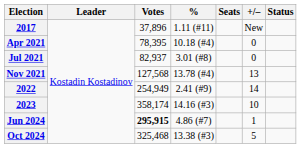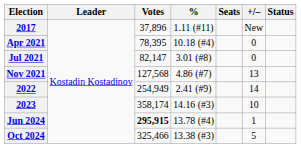(153, 58) 82,937 -> (153, 58) 82,147
(194, 74) 13.78 (#4) -> (194, 74) 4.86 (#7)
(194, 120) 4.86 (#7) -> (194, 120) 13.78 (#4)
(153, 136) 325,468 -> (153, 136) 325,466
